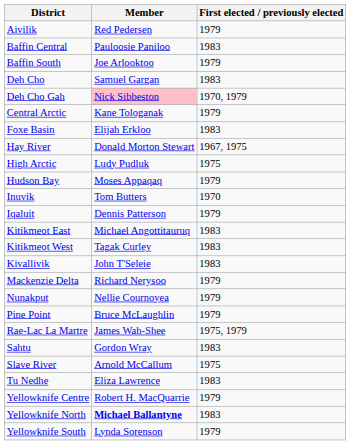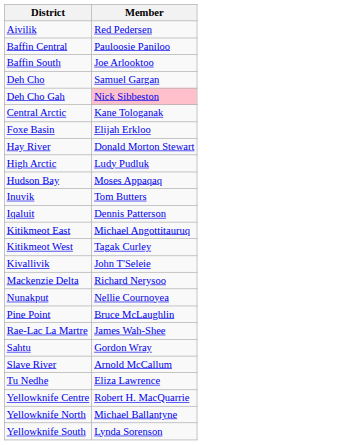- column: (271, 12)
(138, 414) bold -> (136, 414) normal
